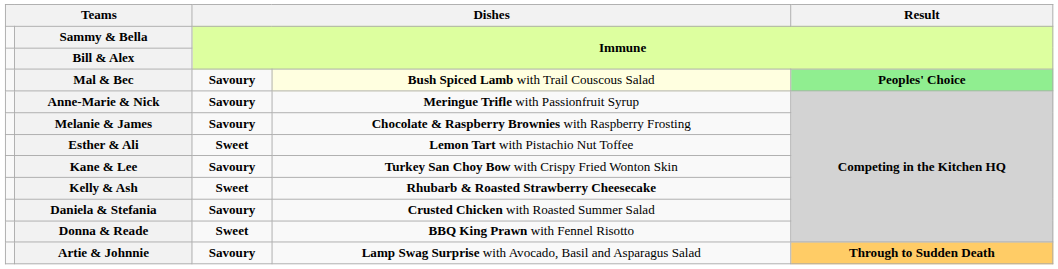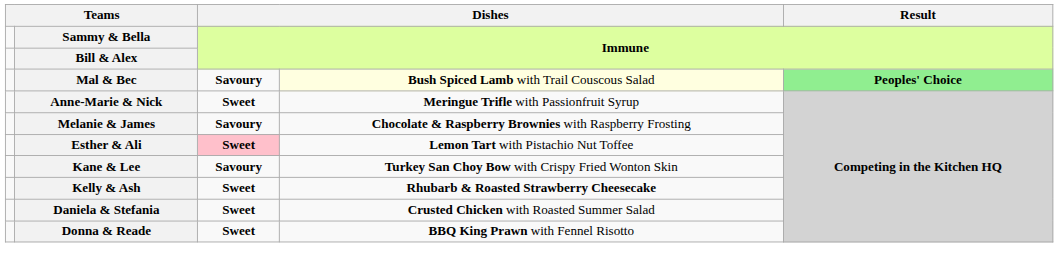(232, 102) Savoury -> (239, 102) Sweet
(232, 145) no background -> (239, 145) pink background
(232, 210) Savoury -> (239, 210) Sweet
- row: (103, 253)
